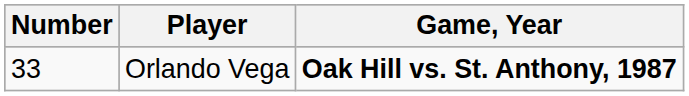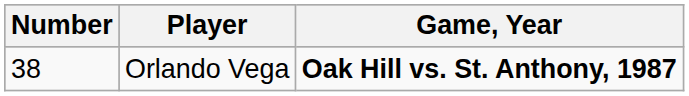(26, 68) 33 -> (26, 68) 38
